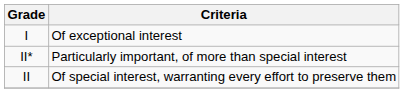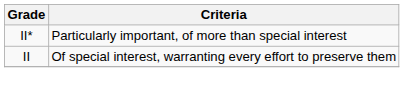- row: (26, 35)
